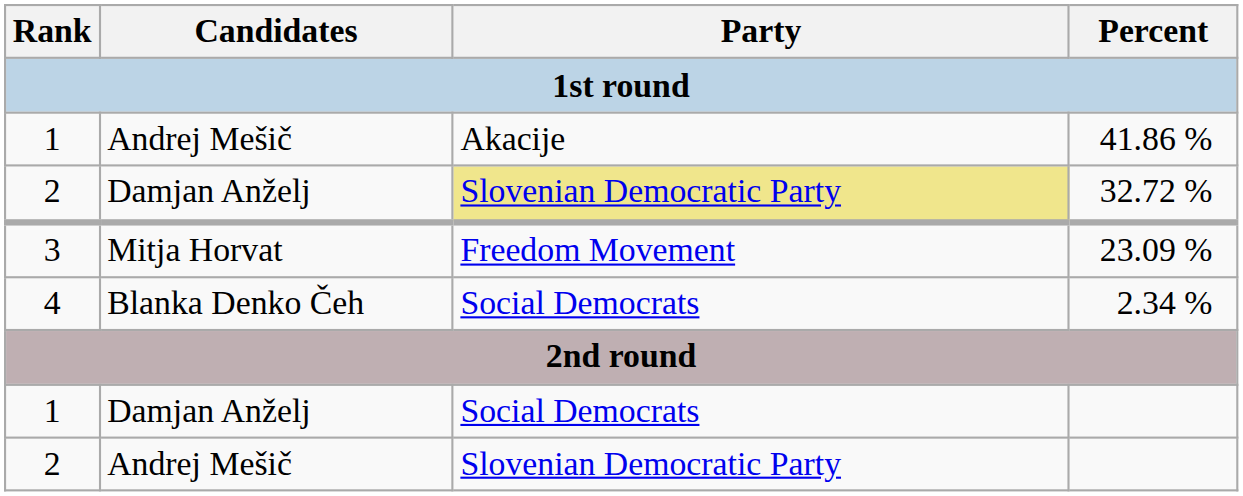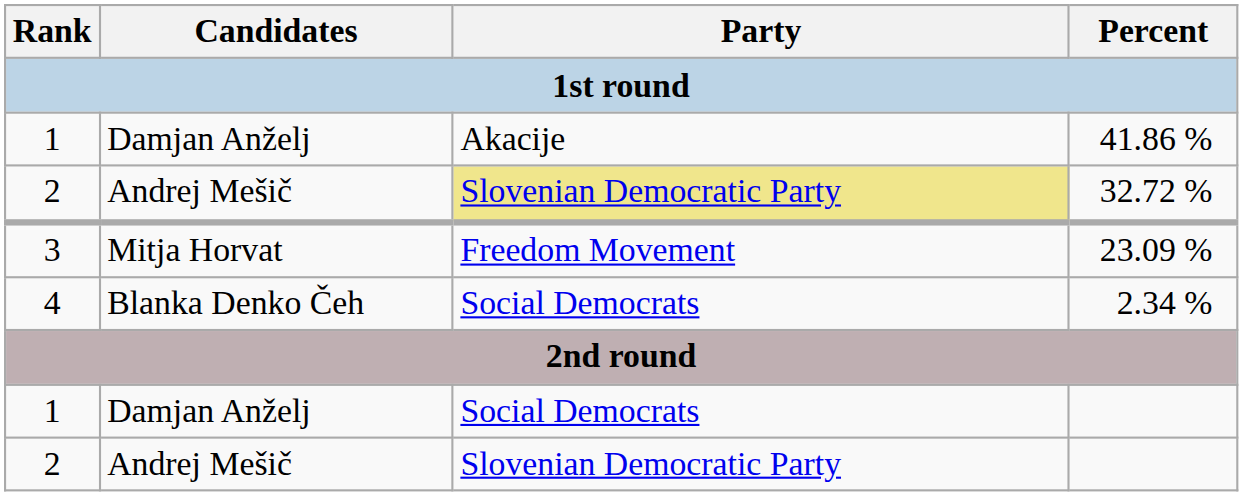(200, 138) Andrej Mešič -> (209, 138) Damjan Anželj
(209, 191) Damjan Anželj -> (200, 191) Andrej Mešič
